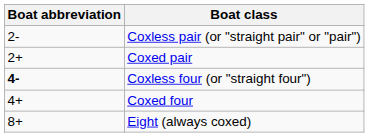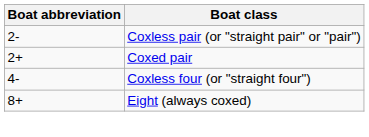(13, 79) bold -> (13, 79) normal
- row: (160, 100)
